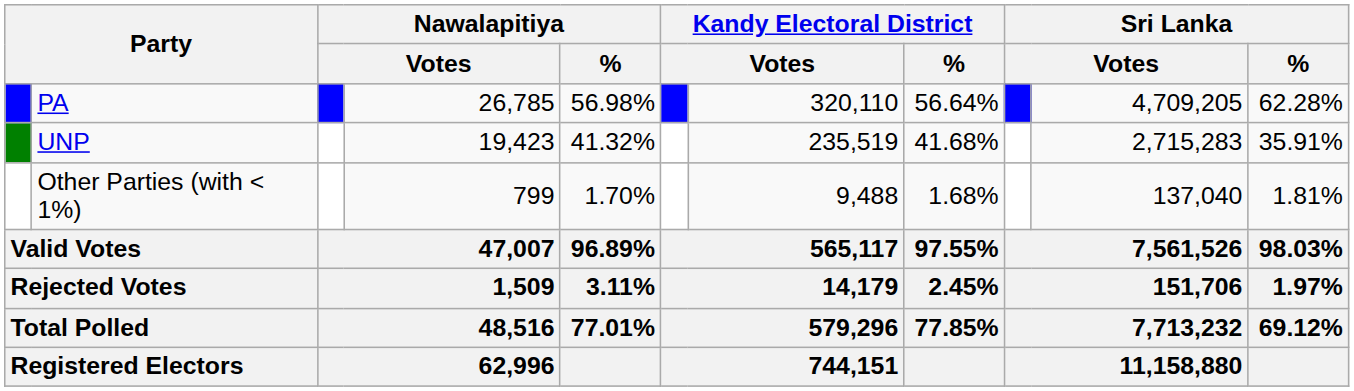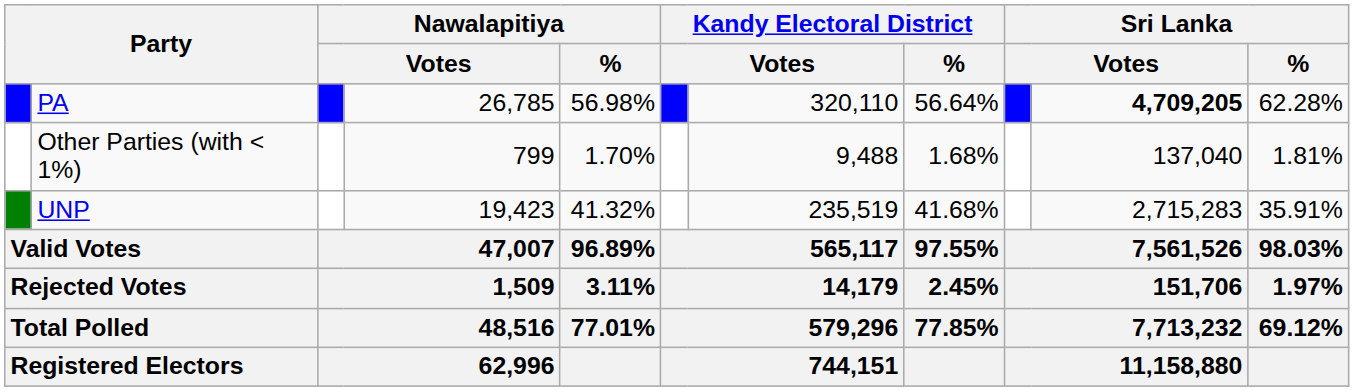(1187, 102) normal -> (1187, 102) bold
rows swapped: (64, 142) <-> (151, 195)
